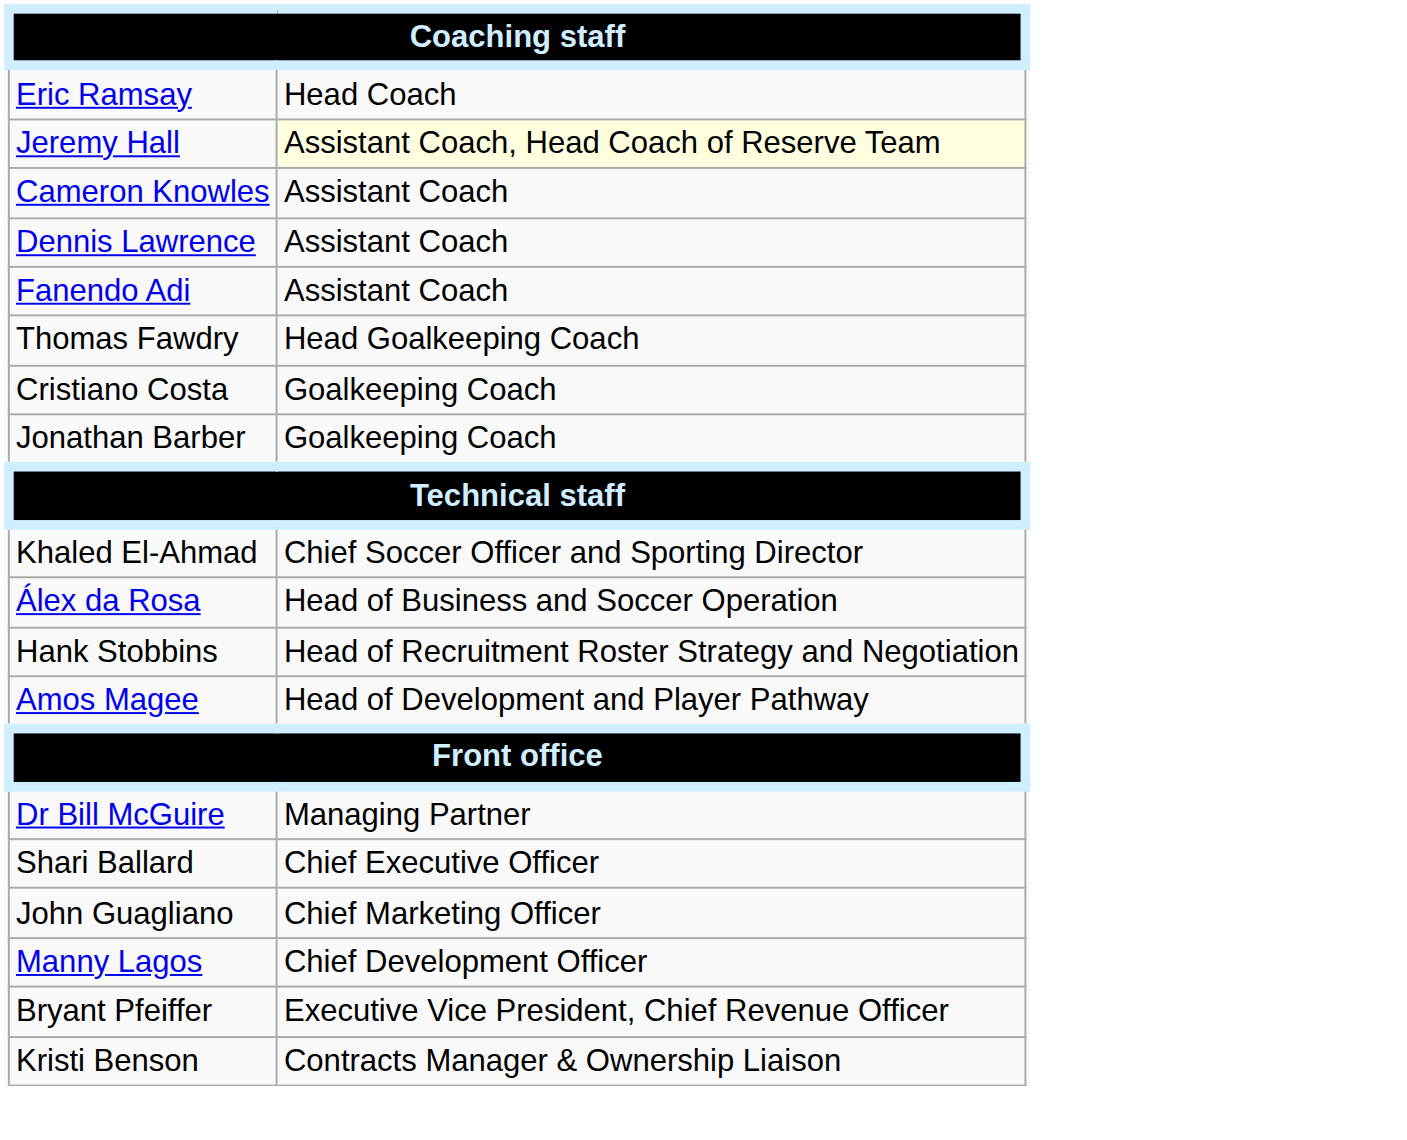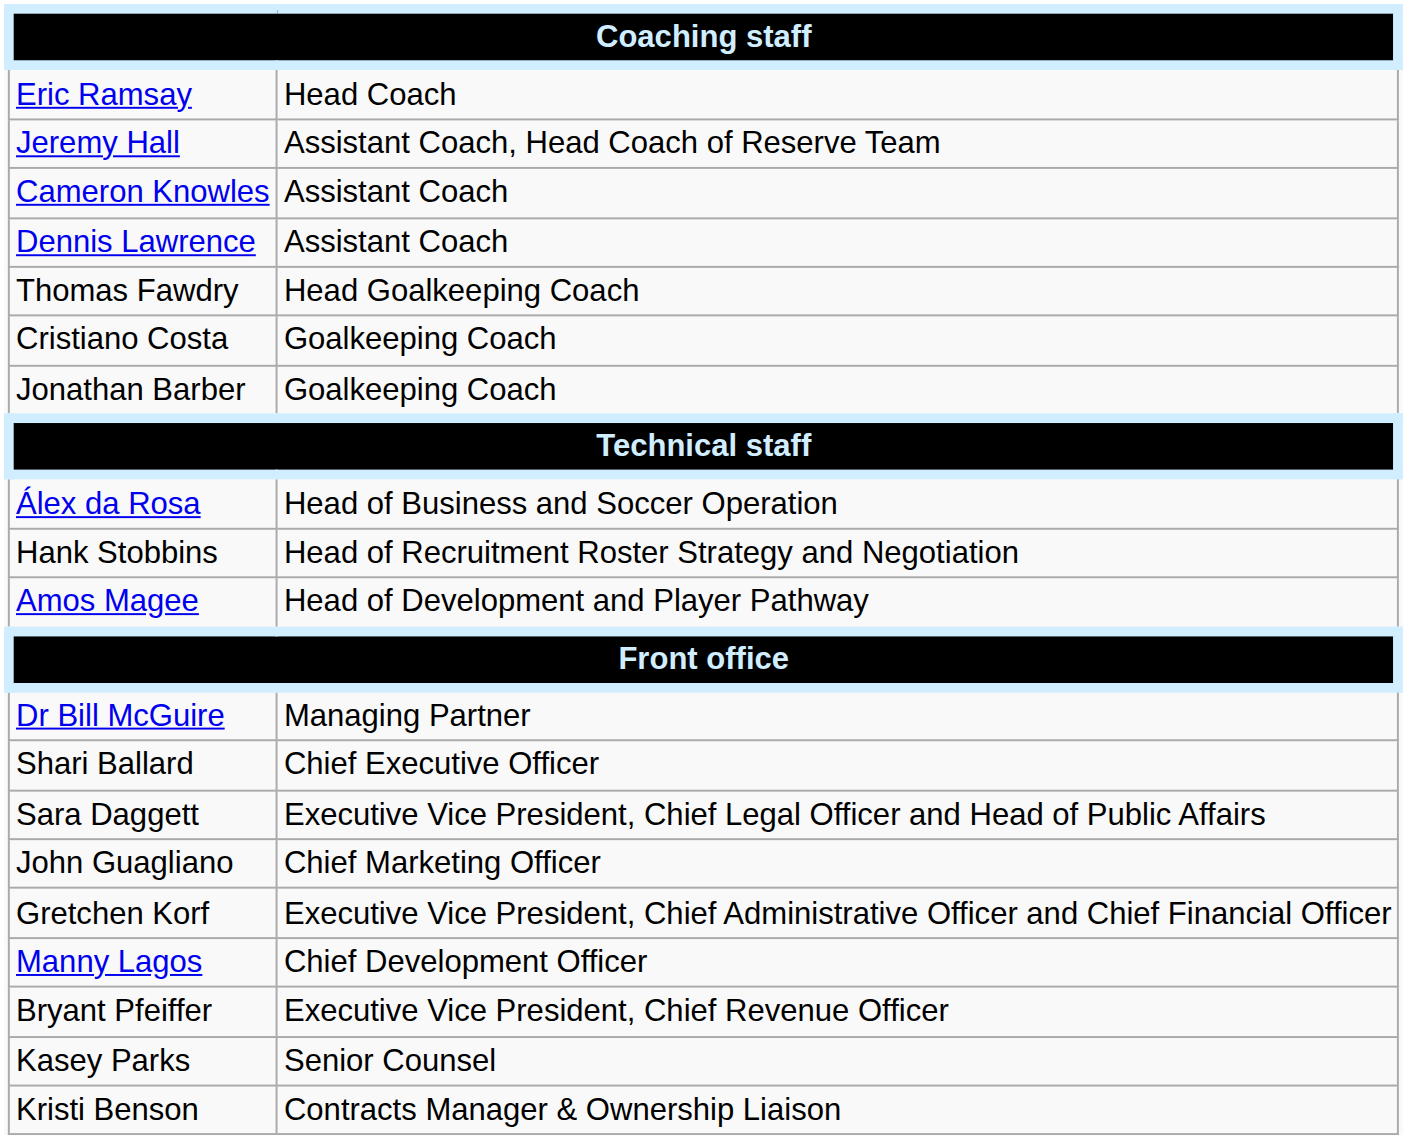(612, 143) lightyellow background -> (612, 143) no background
- row: (103, 290)
- row: (137, 552)
+ row: (107, 814)
+ row: (113, 912)
+ row: (103, 1060)
